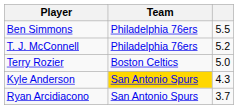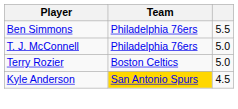(223, 46) 5.2 -> (223, 46) 5.0
(223, 79) 4.3 -> (223, 79) 4.5
- row: (48, 96)
